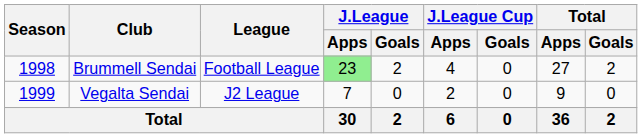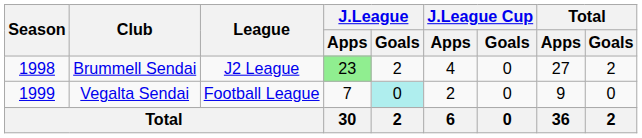(262, 68) Football League -> (262, 68) J2 League
(262, 94) J2 League -> (262, 94) Football League
(397, 94) no background -> (397, 94) paleturquoise background
